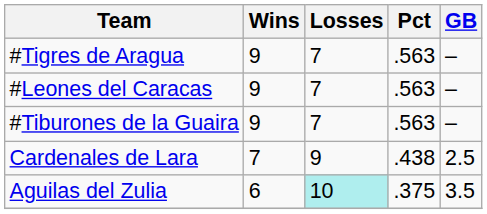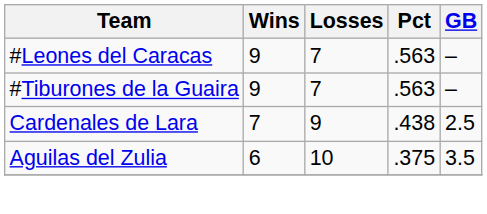- row: (97, 55)
(322, 191) paleturquoise background -> (322, 157) no background
